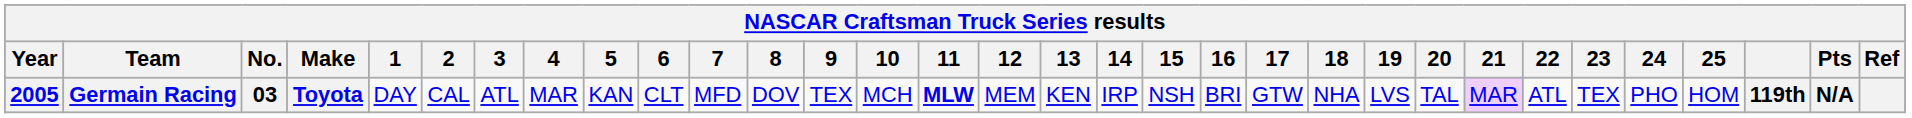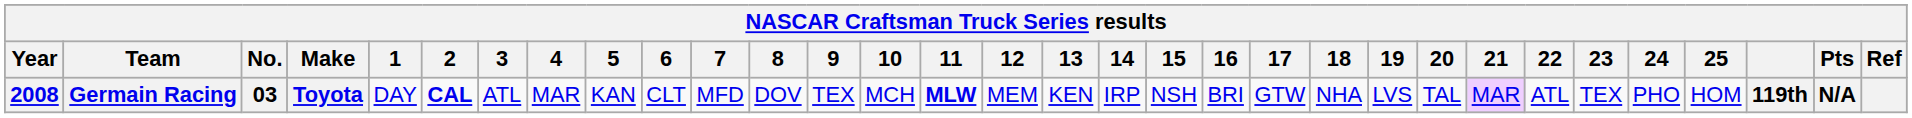(34, 95) 2005 -> (34, 95) 2008
(449, 95) normal -> (450, 95) bold
